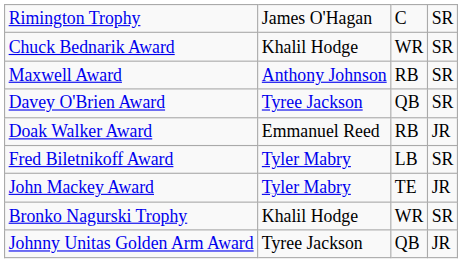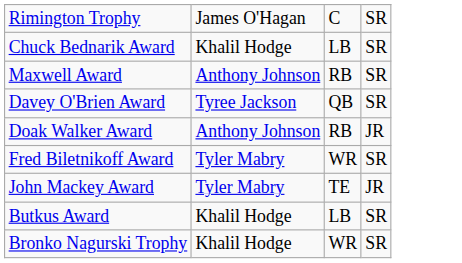(409, 46) WR -> (340, 46) LB
(321, 131) Emmanuel Reed -> (258, 131) Anthony Johnson
(406, 159) LB -> (343, 159) WR
+ row: (59, 215)
- row: (131, 243)
